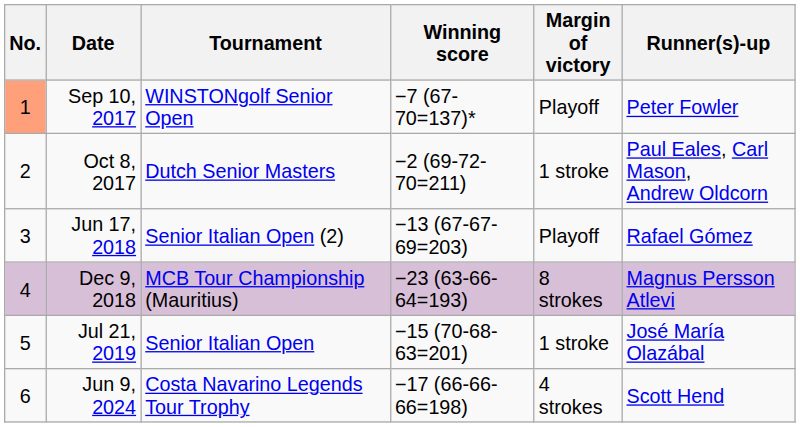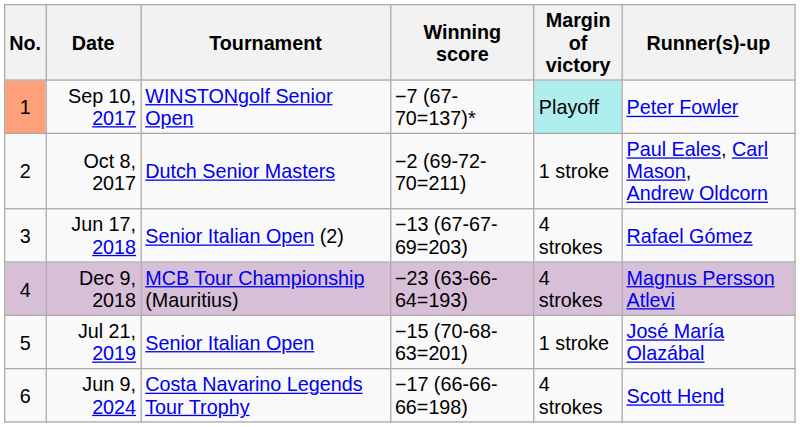(569, 107) no background -> (569, 107) paleturquoise background
(569, 236) Playoff -> (571, 236) 4 strokes
(571, 289) 8 strokes -> (571, 289) 4 strokes
